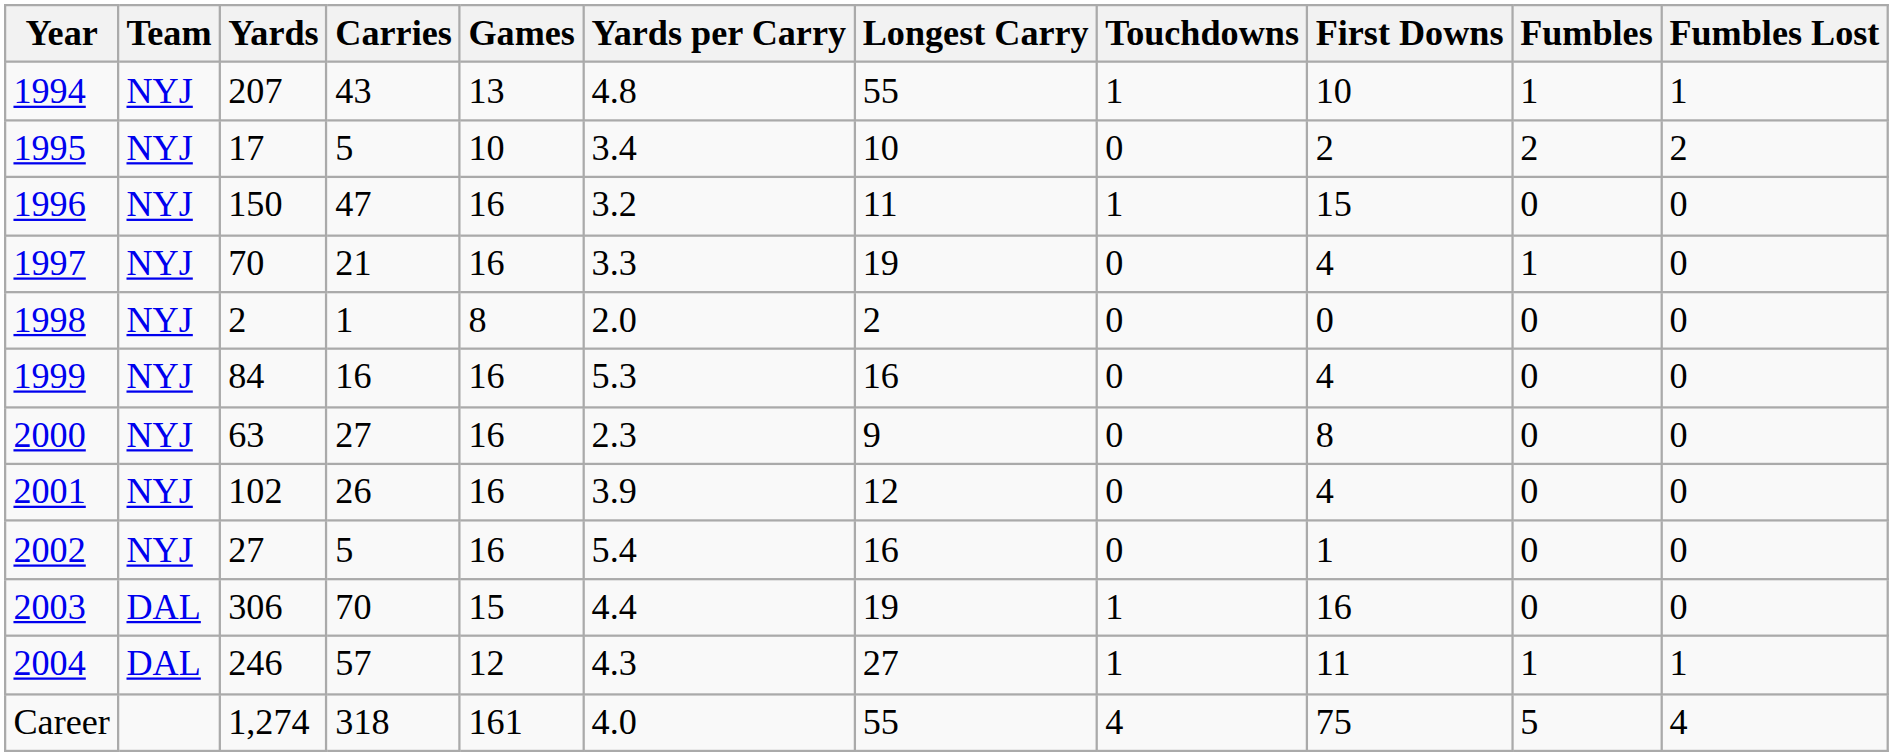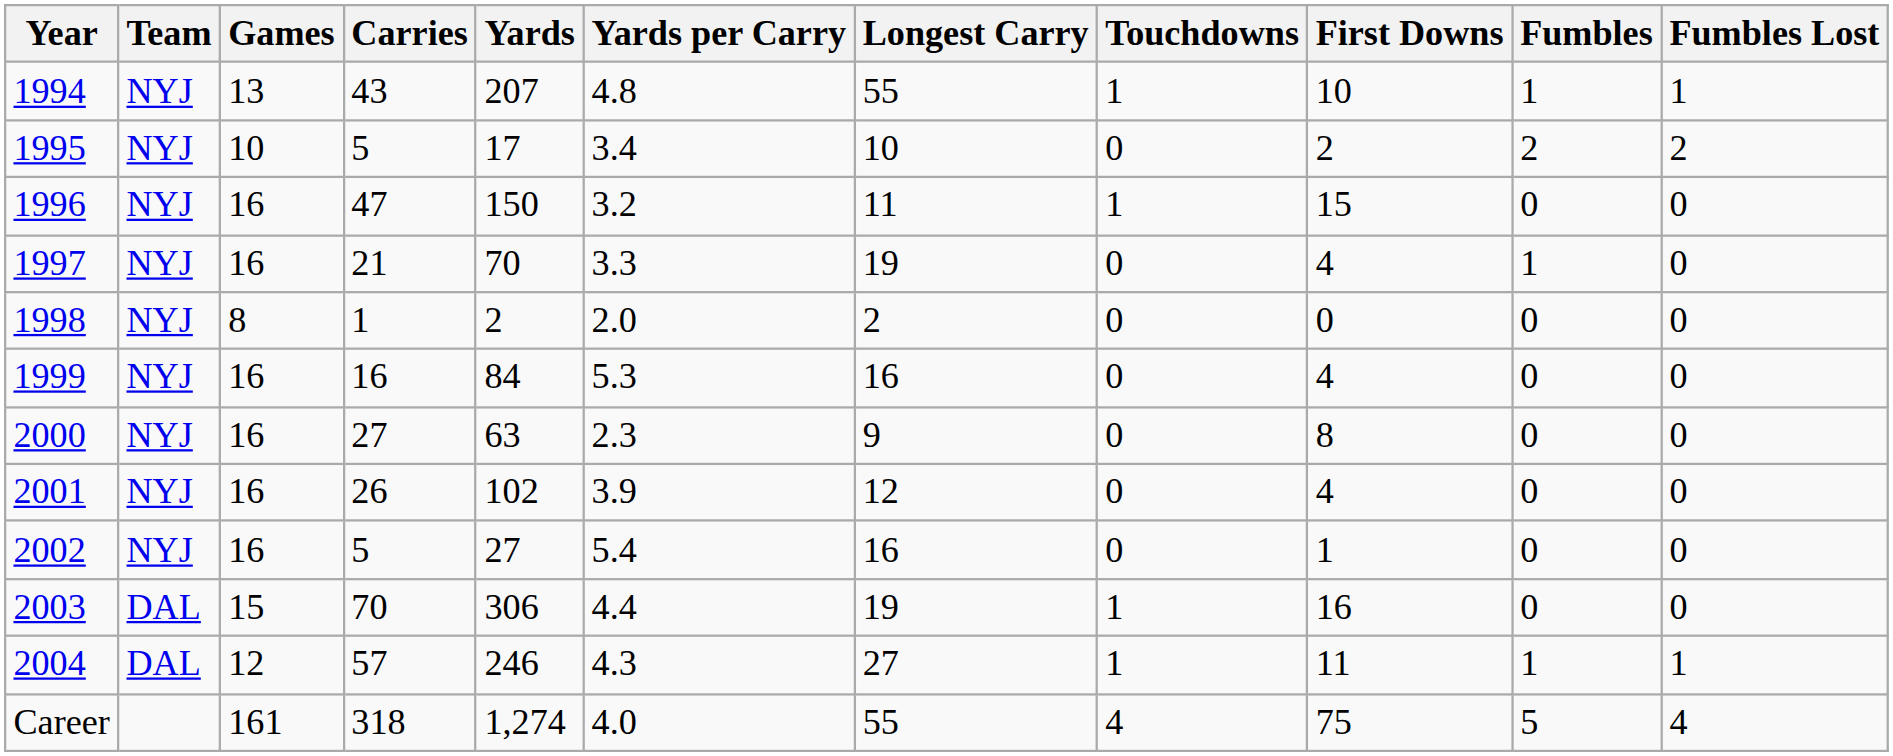columns swapped: (522, 33) <-> (273, 33)
